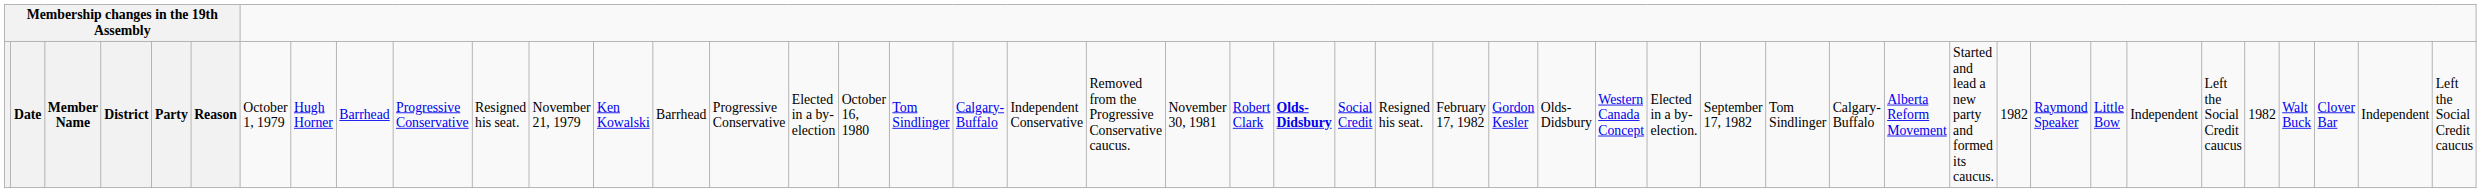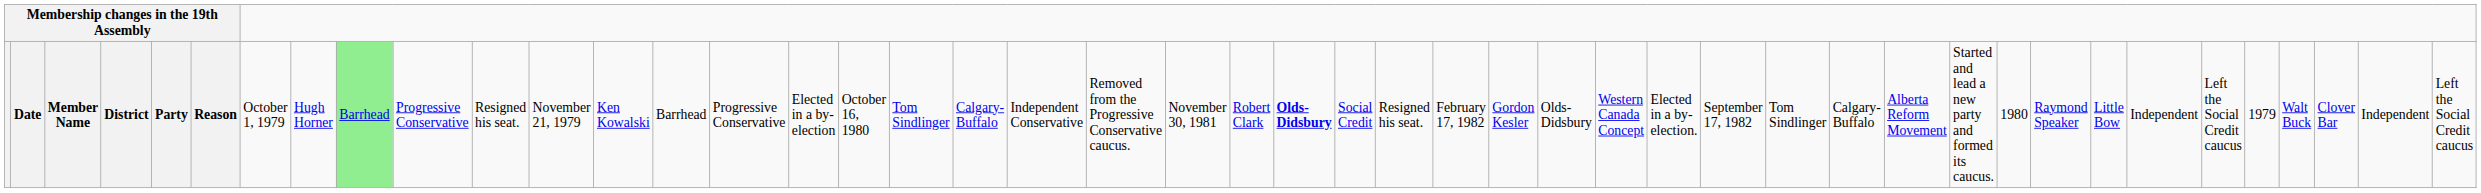(365, 114) no background -> (365, 114) lightgreen background
(2014, 114) 1982 -> (2014, 114) 1980
(2262, 114) 1982 -> (2262, 114) 1979
